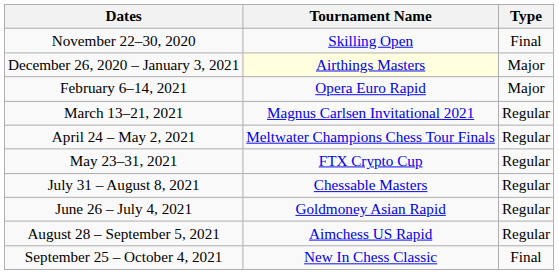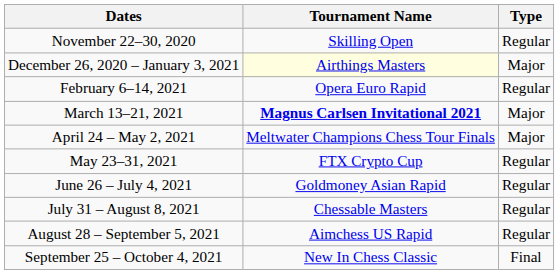(526, 40) Final -> (526, 40) Regular
(526, 88) Major -> (526, 88) Regular
(371, 112) normal -> (371, 112) bold
(526, 112) Regular -> (526, 112) Major
(526, 137) Regular -> (526, 137) Major
rows swapped: (124, 209) <-> (124, 185)
